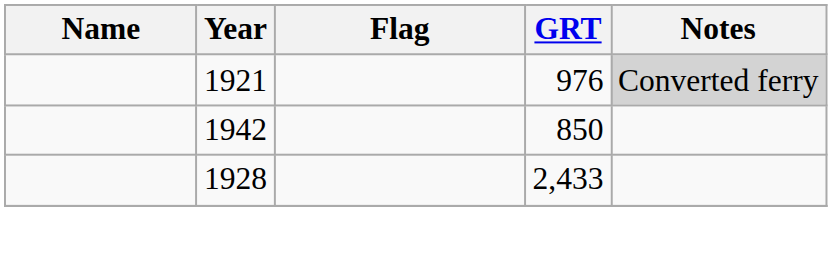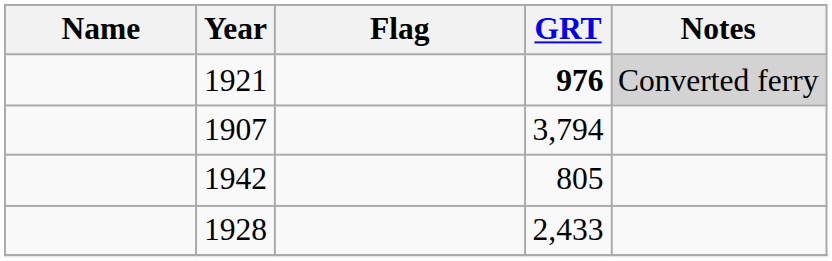(580, 79) normal -> (580, 79) bold
+ row: (236, 129)
(580, 129) 850 -> (580, 179) 805
